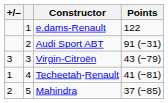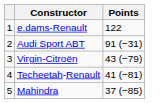- column: (14, 12)
